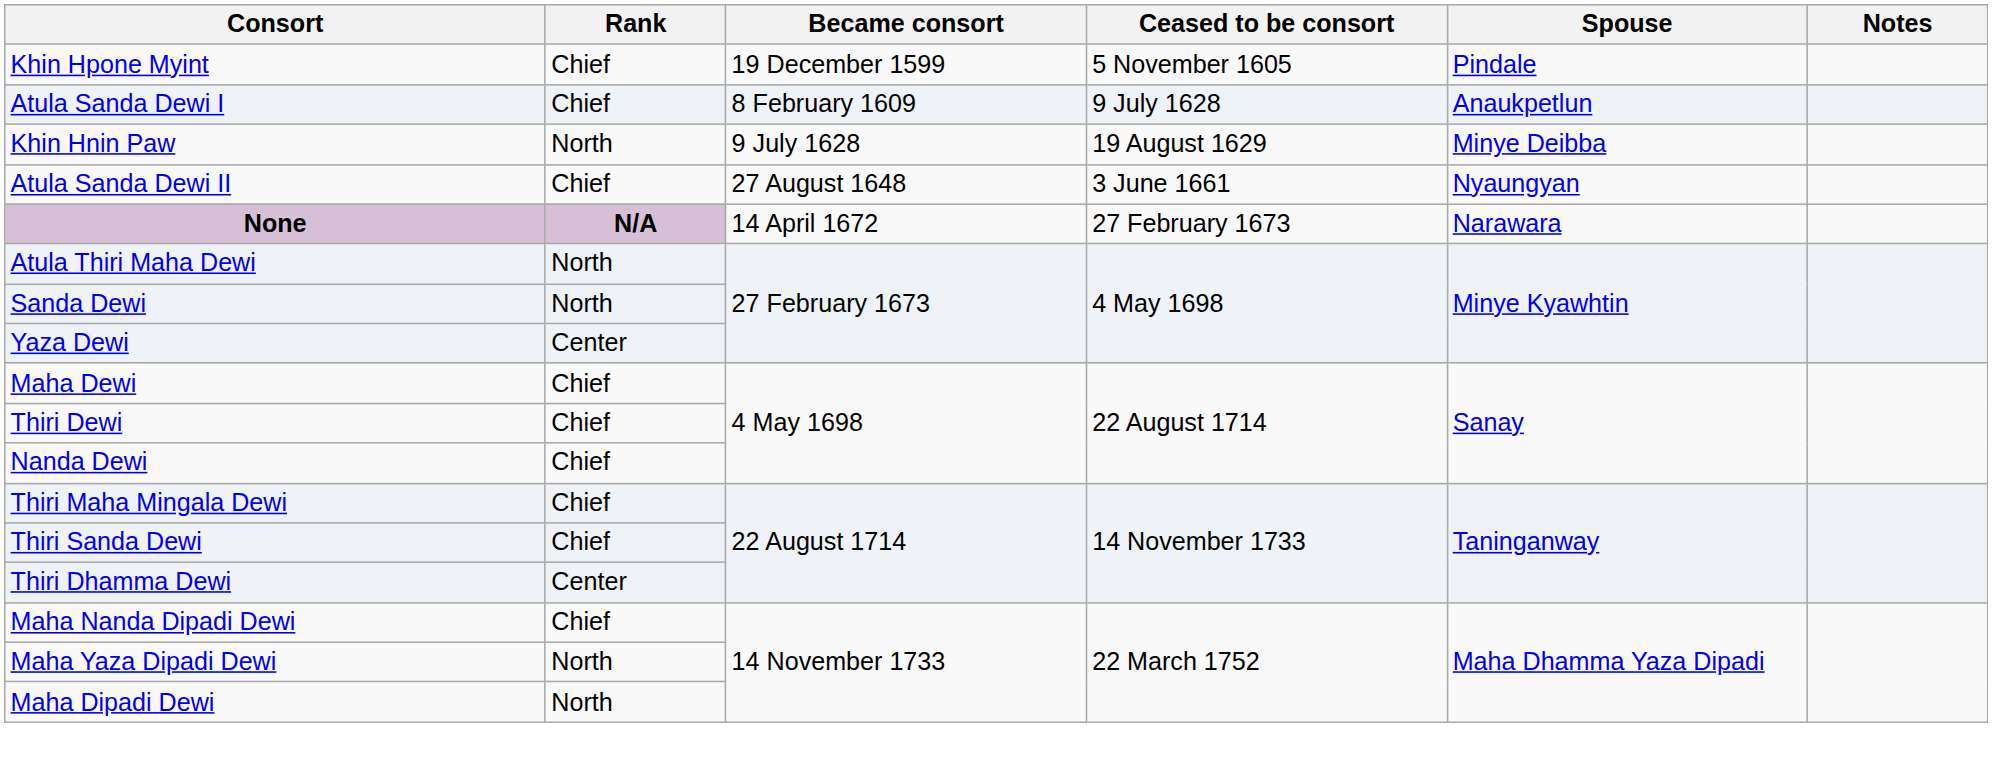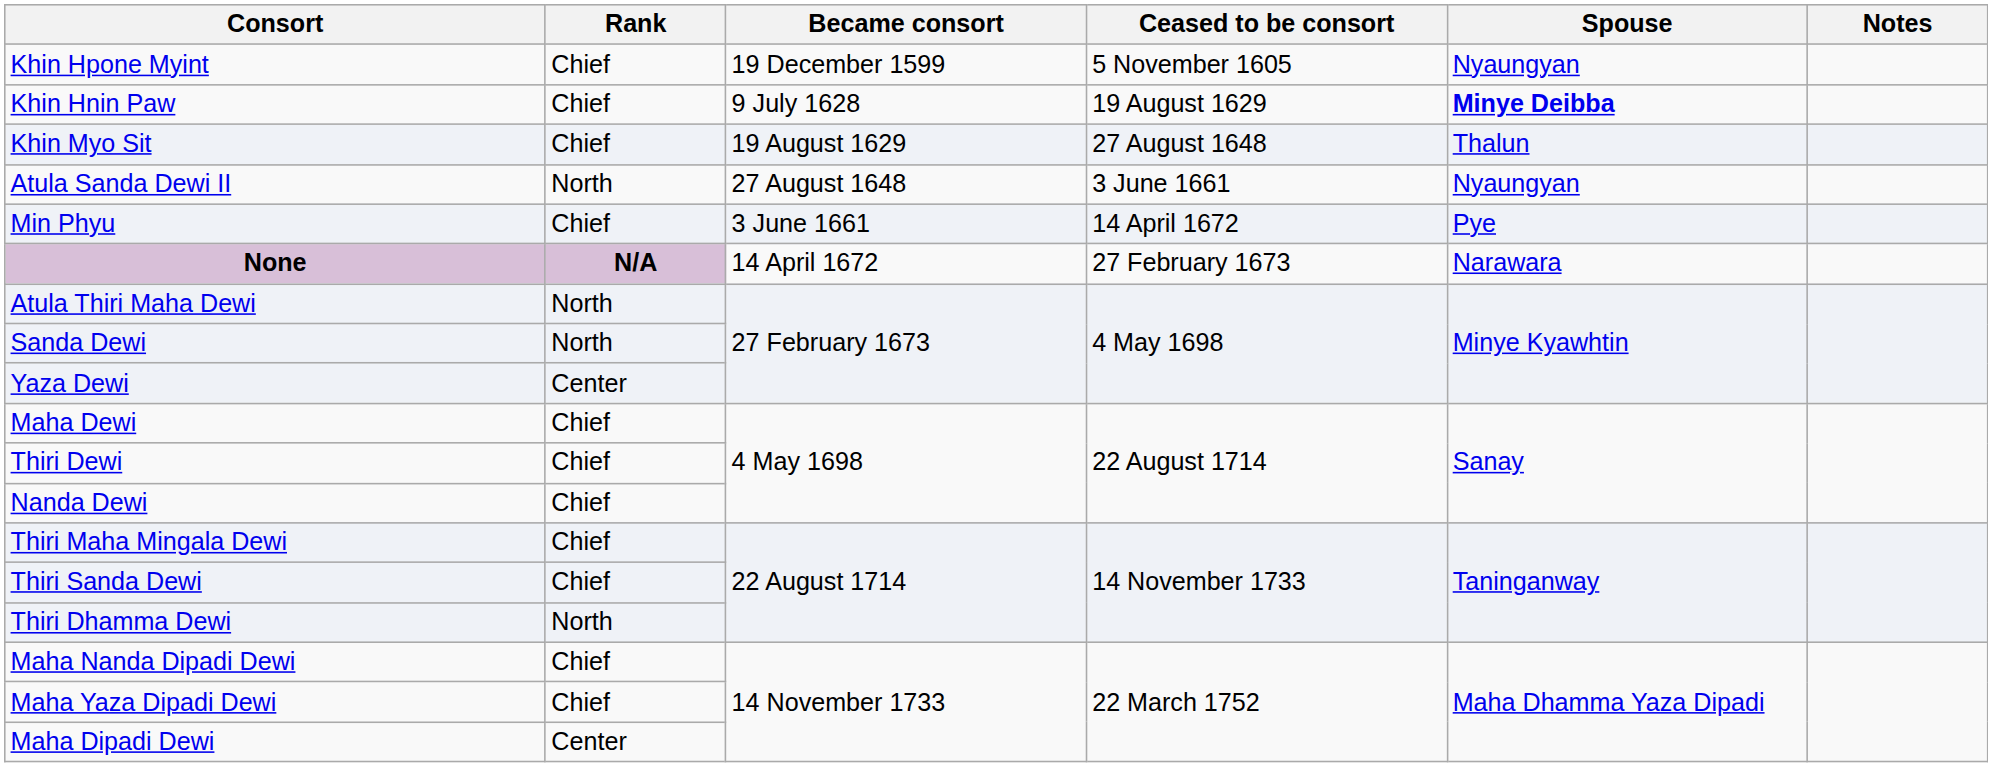(1495, 64) Pindale -> (1516, 64) Nyaungyan
- row: (117, 104)
(582, 143) North -> (581, 104) Chief
(1529, 143) normal -> (1534, 104) bold
+ row: (81, 143)
(581, 183) Chief -> (582, 183) North
+ row: (63, 223)
(589, 582) Center -> (582, 622) North
(582, 661) North -> (581, 701) Chief
(582, 701) North -> (589, 741) Center
